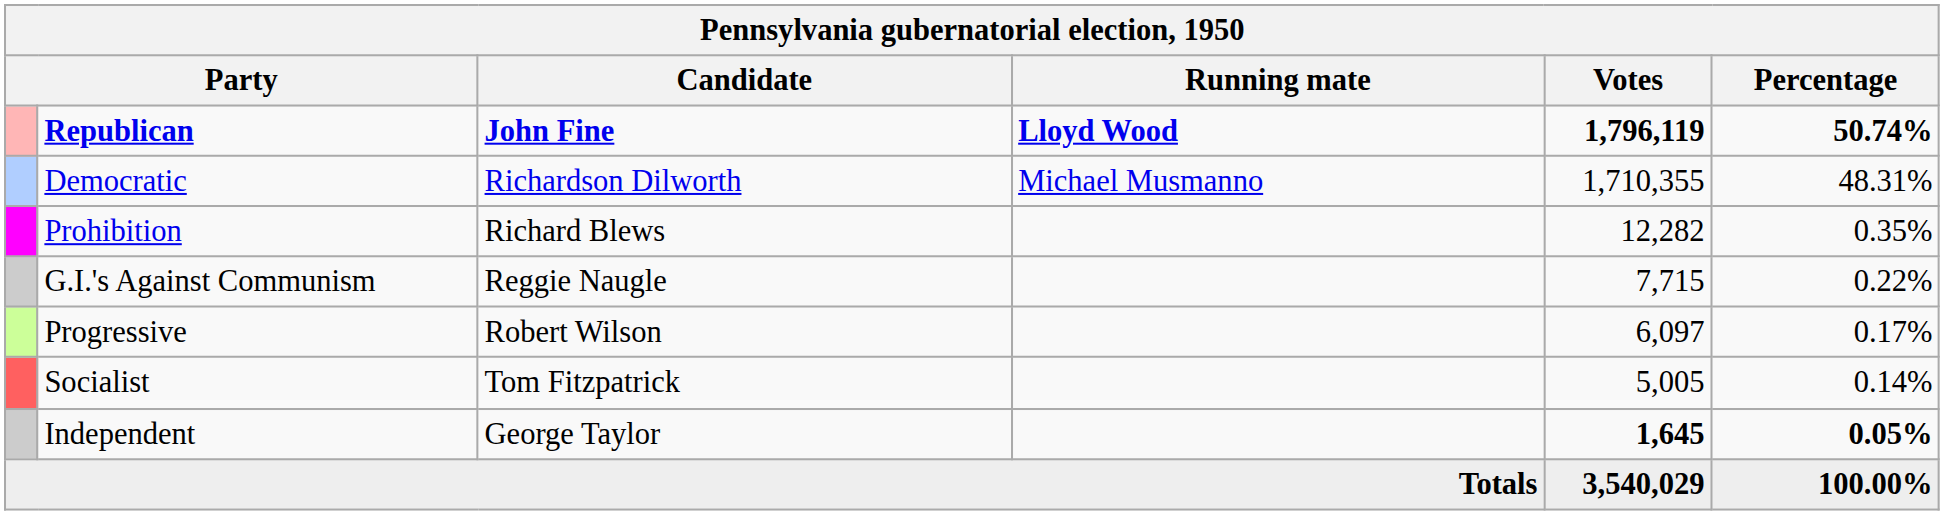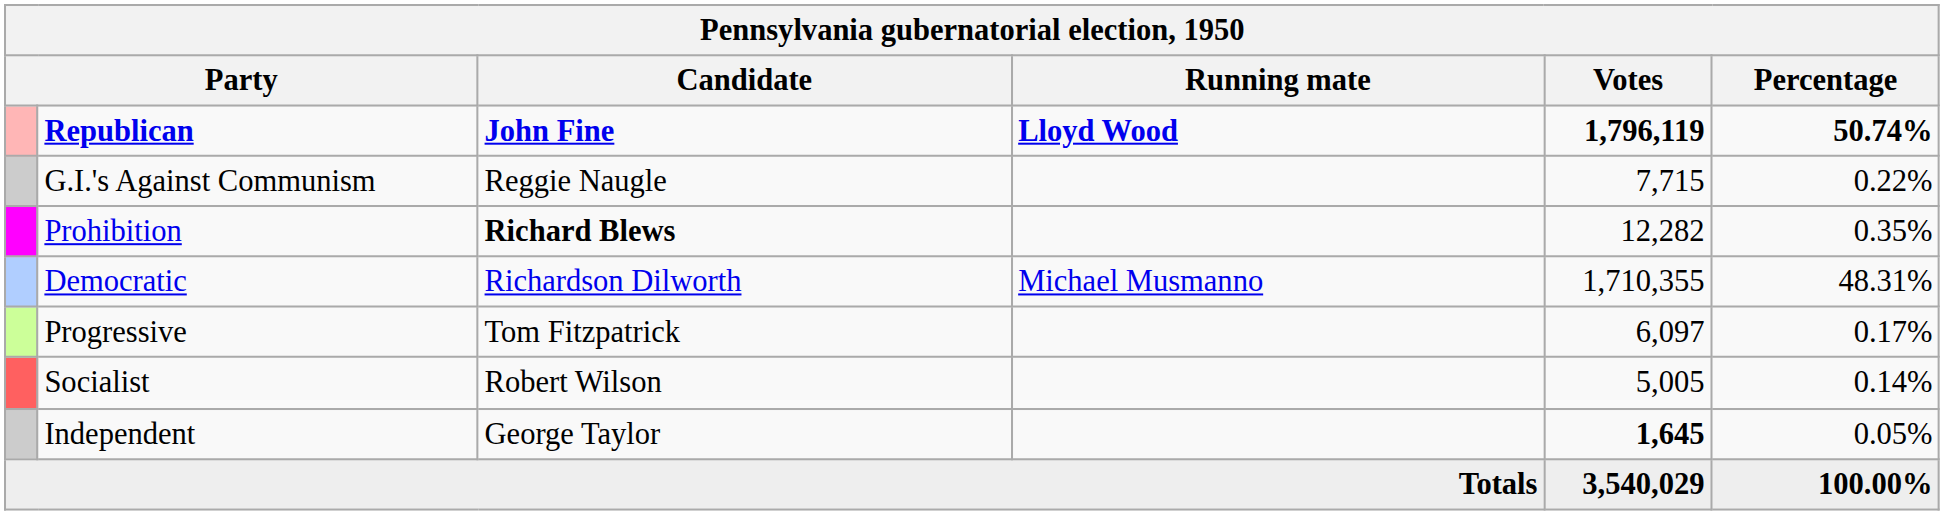rows swapped: (116, 181) <-> (210, 281)
(575, 231) normal -> (580, 231) bold
(573, 332) Robert Wilson -> (582, 332) Tom Fitzpatrick
(582, 382) Tom Fitzpatrick -> (573, 382) Robert Wilson
(1891, 432) bold -> (1893, 432) normal
